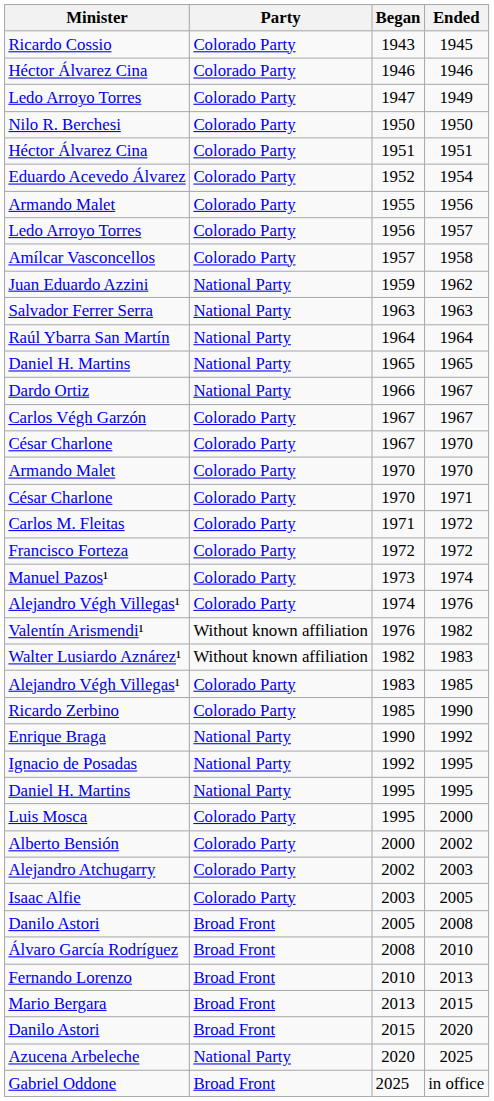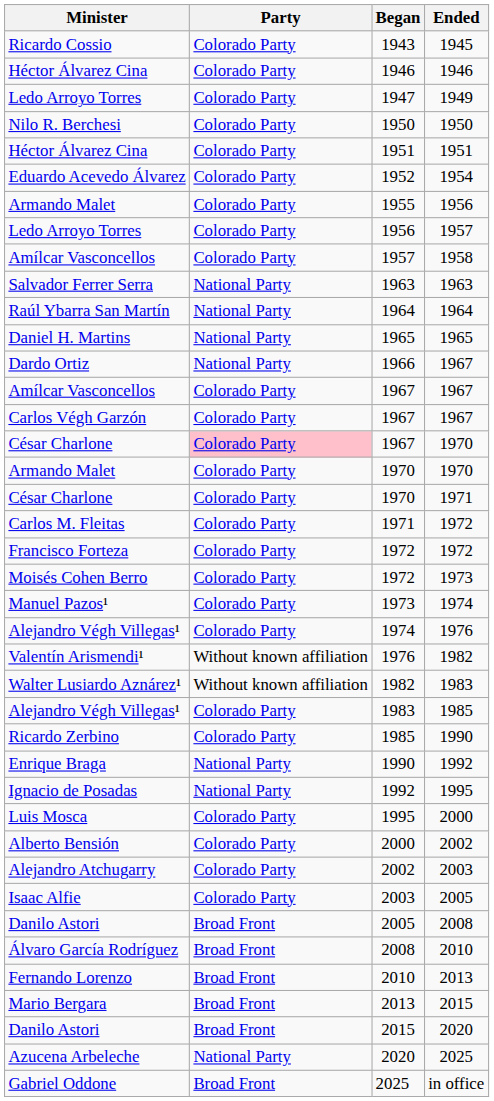- row: (78, 284)
+ row: (82, 390)
(244, 444) no background -> (244, 444) pink background
+ row: (78, 577)
- row: (69, 790)
